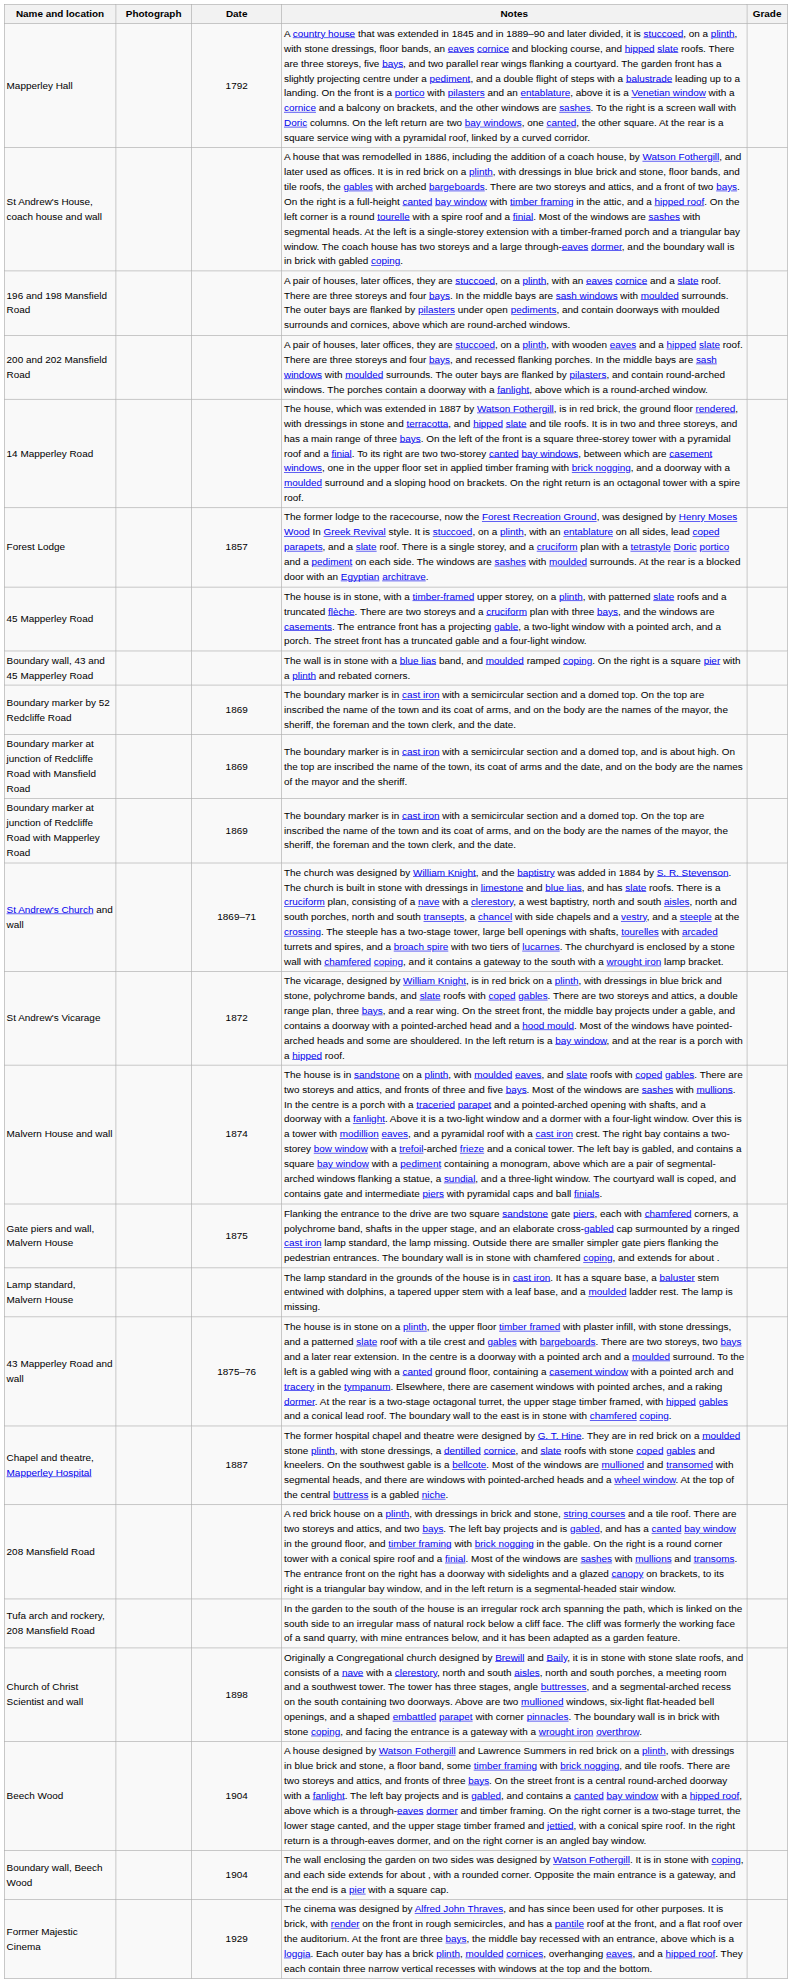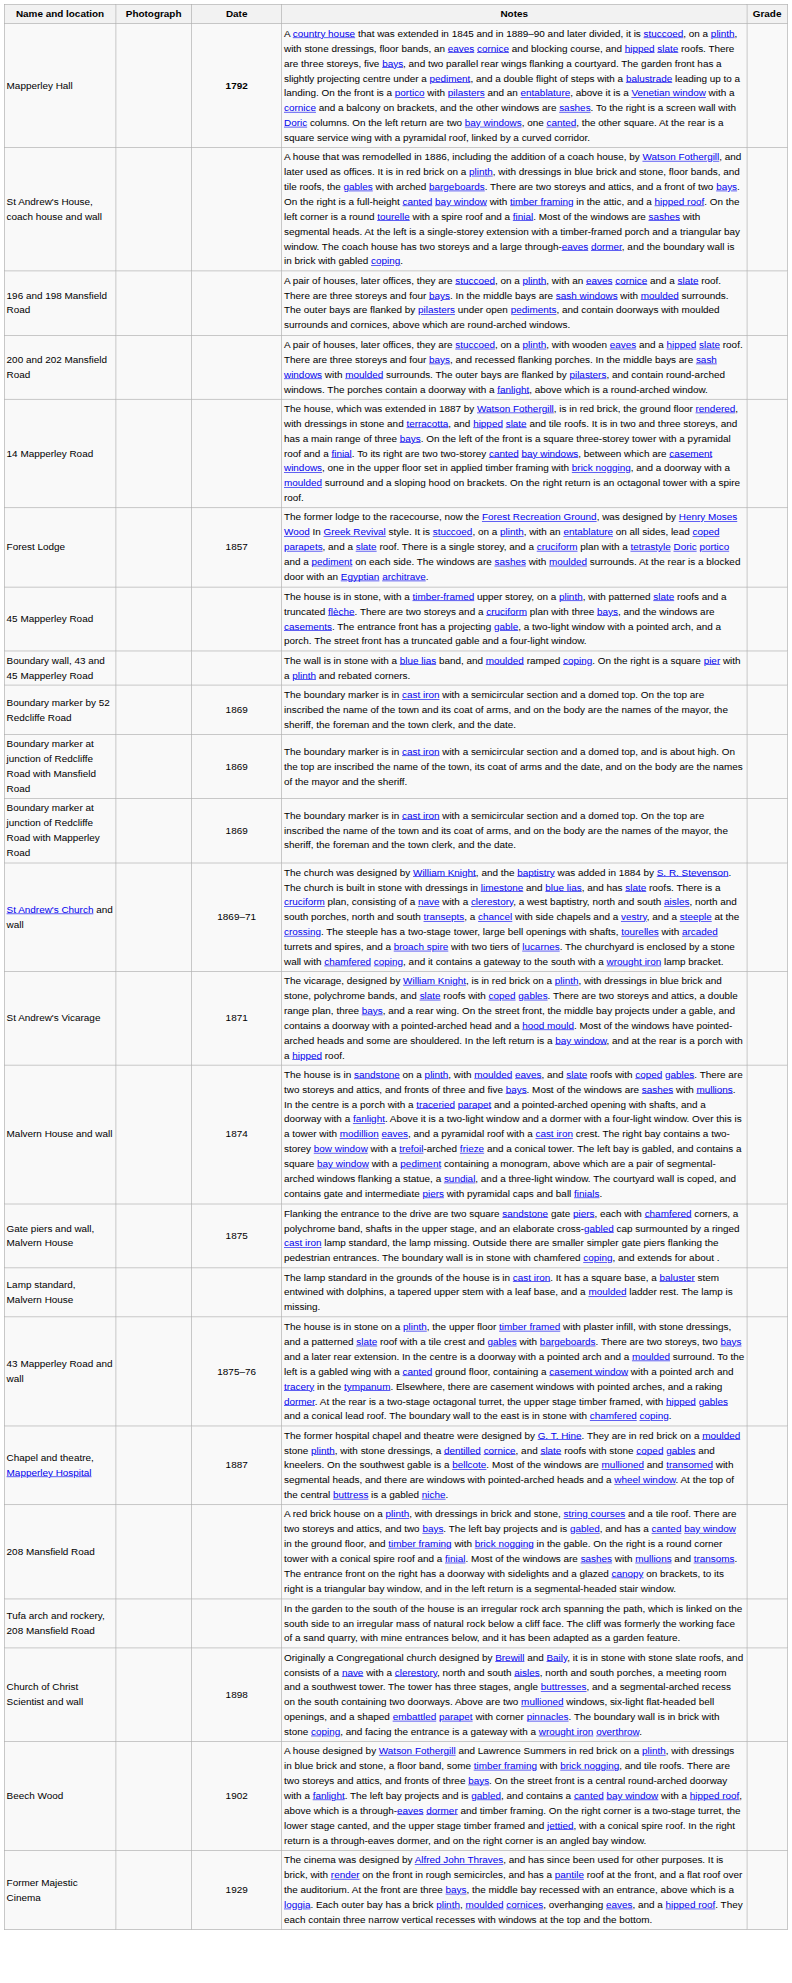(237, 85) normal -> (237, 85) bold
(237, 1018) 1872 -> (237, 1018) 1871
(237, 1796) 1904 -> (237, 1796) 1902
- row: (55, 1875)
